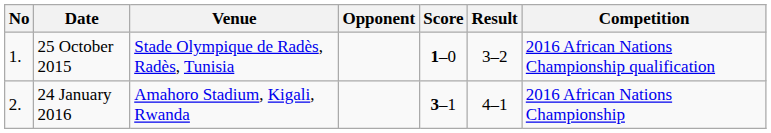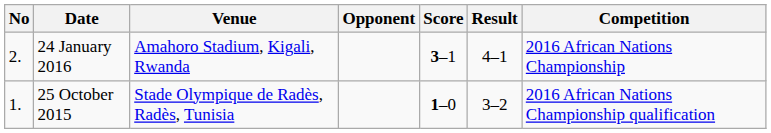rows swapped: (75, 56) <-> (75, 104)
